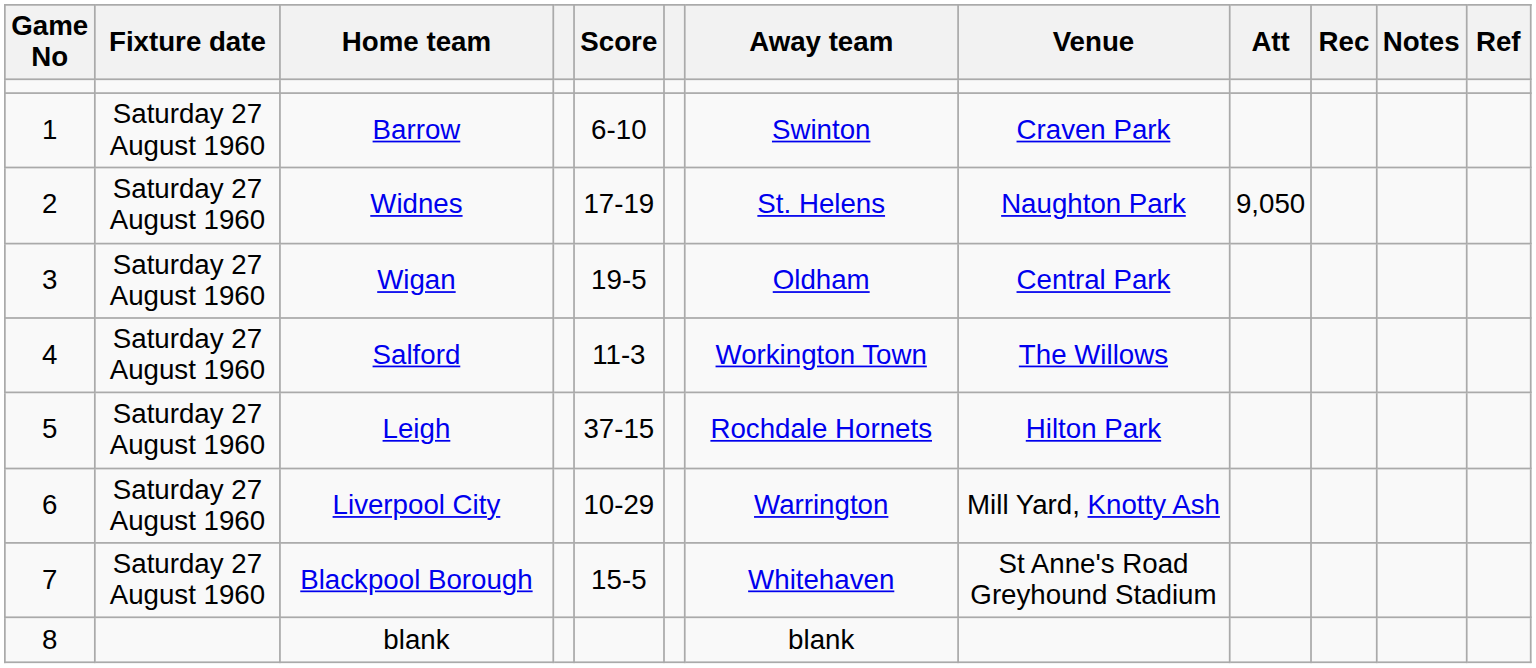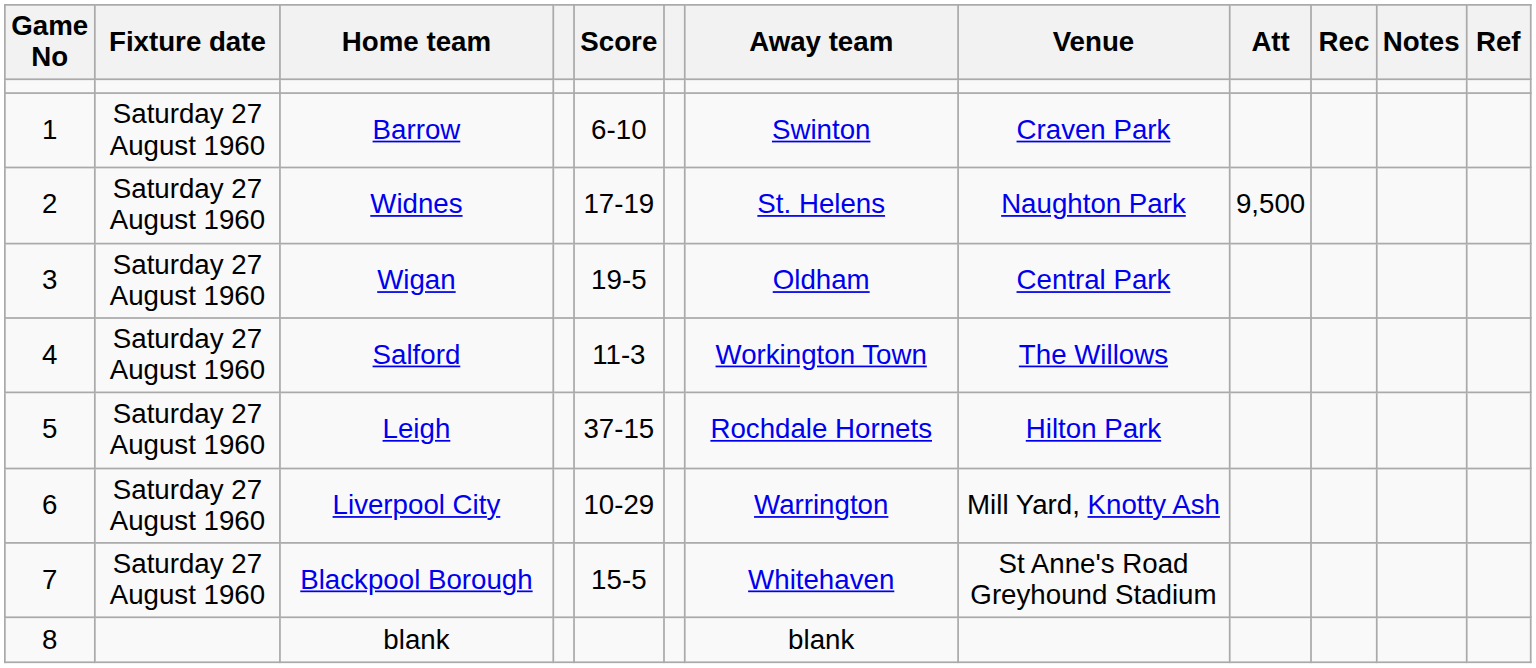(1271, 204) 9,050 -> (1271, 204) 9,500
